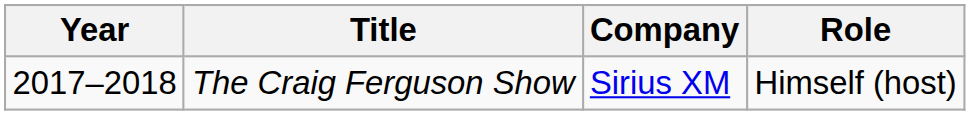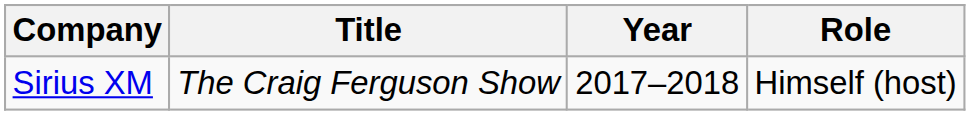columns swapped: (95, 30) <-> (665, 30)
